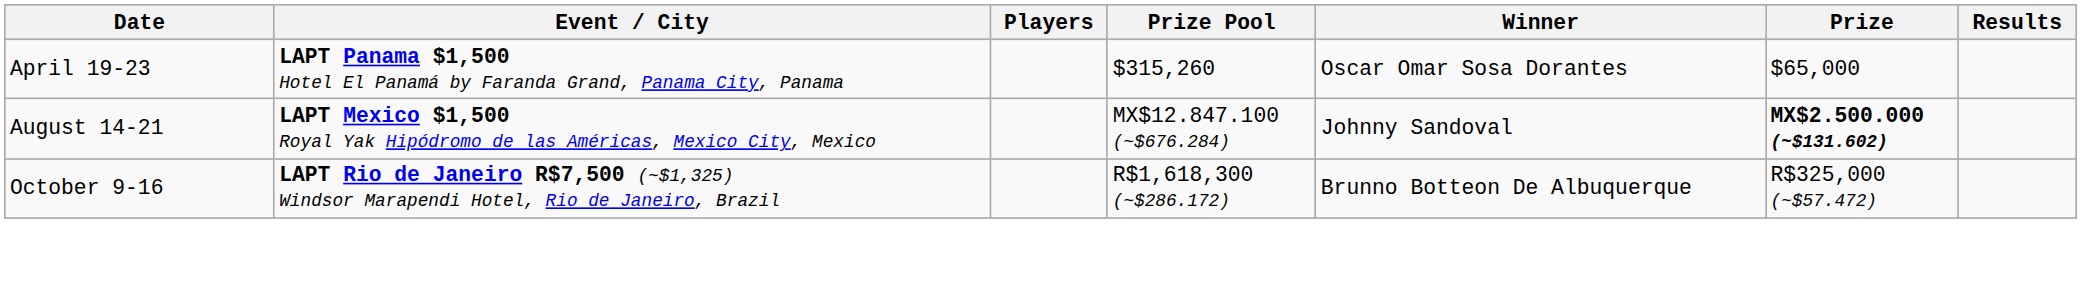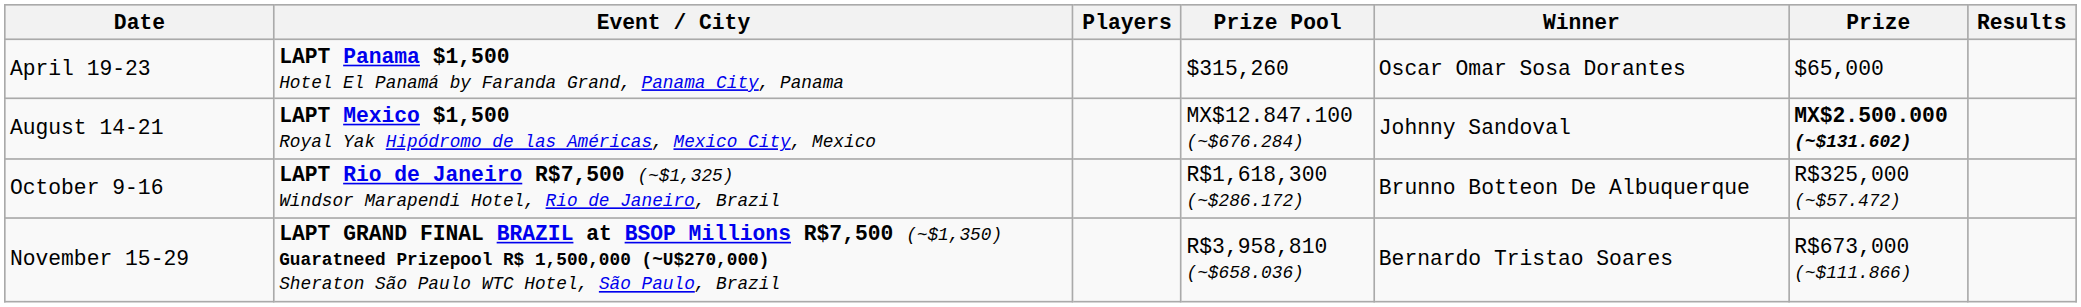+ row: (99, 260)
